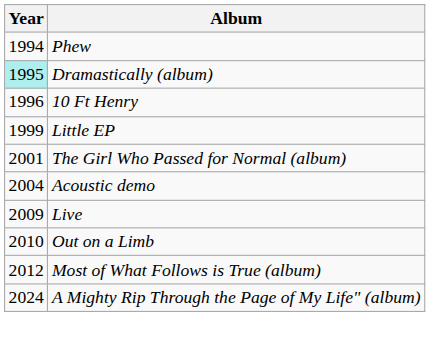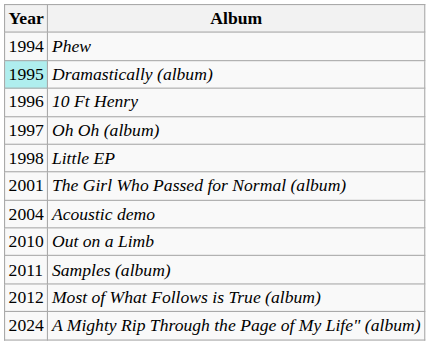+ row: (106, 130)
(26, 130) 1999 -> (26, 158) 1998
- row: (67, 213)
+ row: (111, 269)
